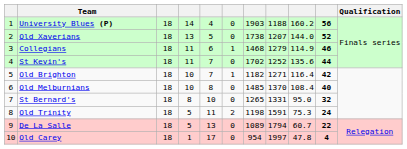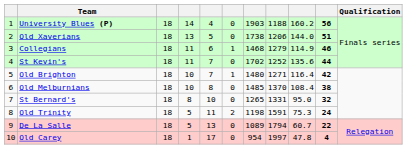(277, 36) 1207 -> (277, 36) 1206
(327, 36) 52 -> (327, 36) 51
(255, 74) 1182 -> (255, 74) 1480
(327, 87) 40 -> (327, 87) 38
